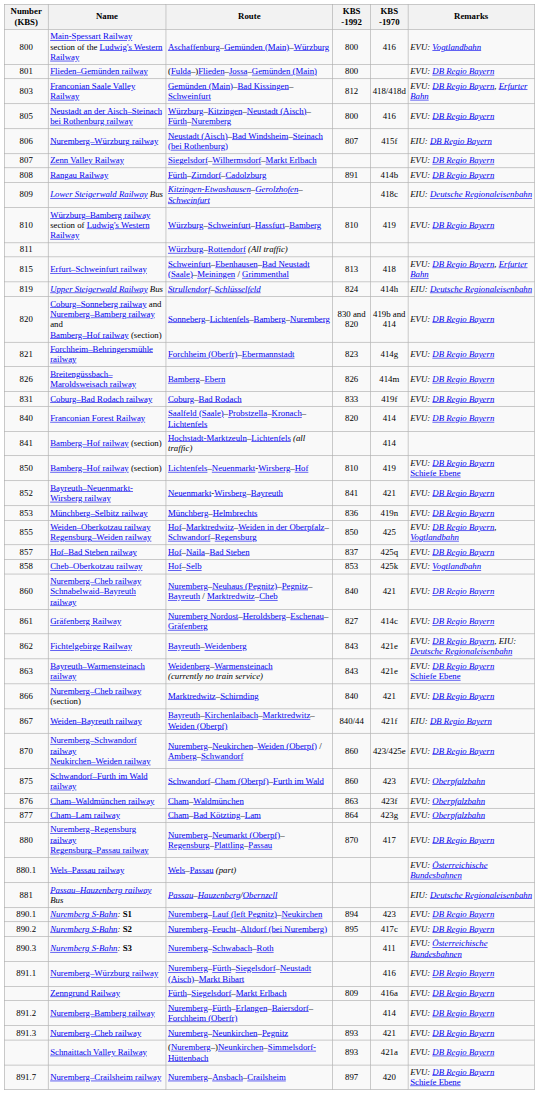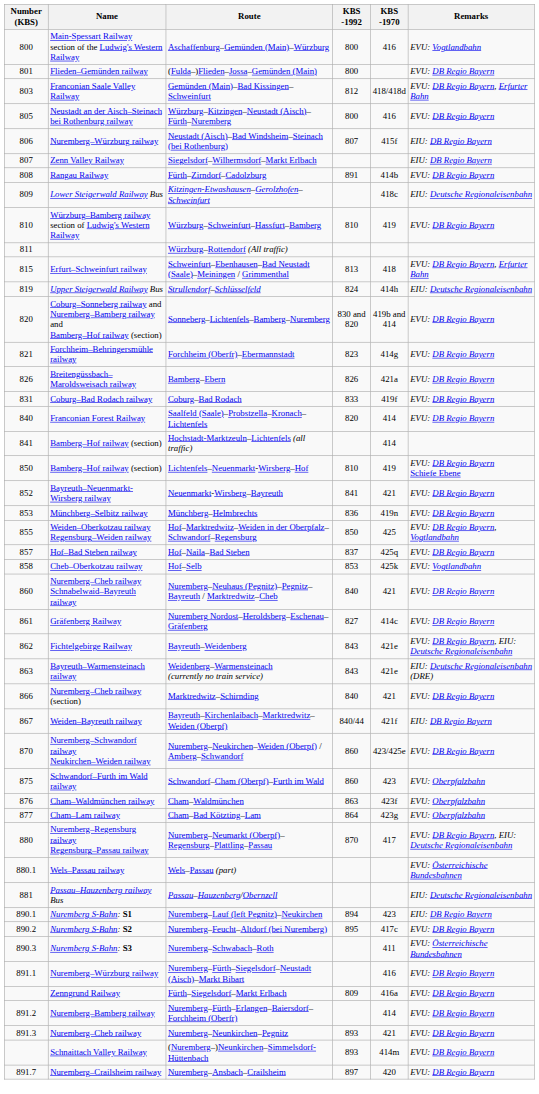(452, 161) EVU: DB Regio Bayern -> (451, 161) EIU: DB Regio Bayern
(389, 379) 414m -> (389, 379) 421a
(452, 671) EVU: DB Regio Bayern Schiefe Ebene -> (471, 671) EIU: Deutsche Regionaleisenbahn (DRE)
(452, 840) EVU: DB Regio Bayern -> (463, 840) EVU: DB Regio Bayern, EIU: Deutsche Regionaleisenbahn
(452, 915) EVU: DB Regio Bayern -> (451, 915) EIU: DB Regio Bayern
(389, 1052) 421a -> (389, 1052) 414m
(452, 1077) EVU: DB Regio Bayern Schiefe Ebene -> (452, 1072) EVU: DB Regio Bayern
